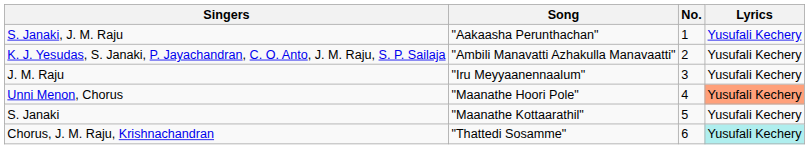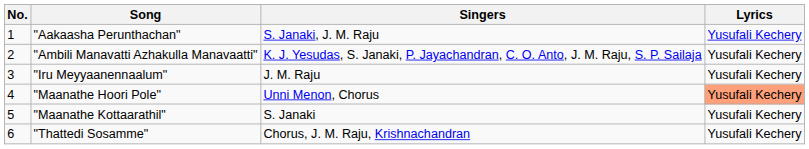columns swapped: (692, 15) <-> (226, 15)
(754, 134) paleturquoise background -> (754, 134) no background
